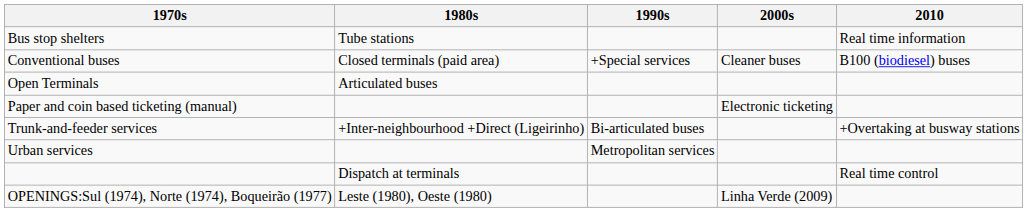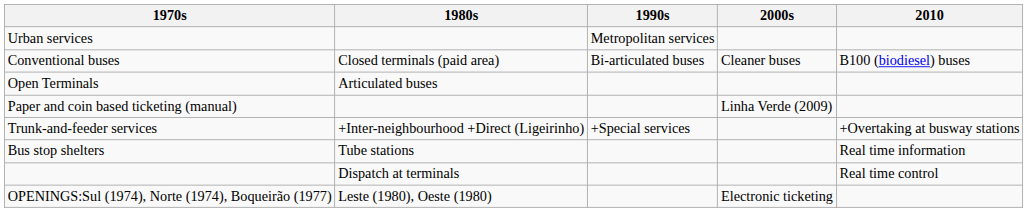rows swapped: (56, 38) <-> (50, 151)
(640, 60) +Special services -> (647, 60) Bi-articulated buses
(777, 106) Electronic ticketing -> (777, 106) Linha Verde (2009)
(647, 128) Bi-articulated buses -> (640, 128) +Special services
(777, 196) Linha Verde (2009) -> (777, 196) Electronic ticketing
